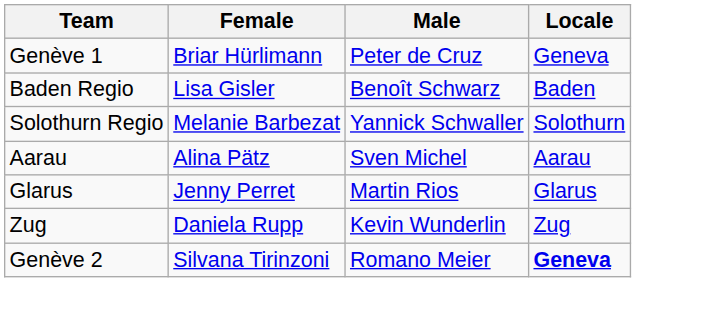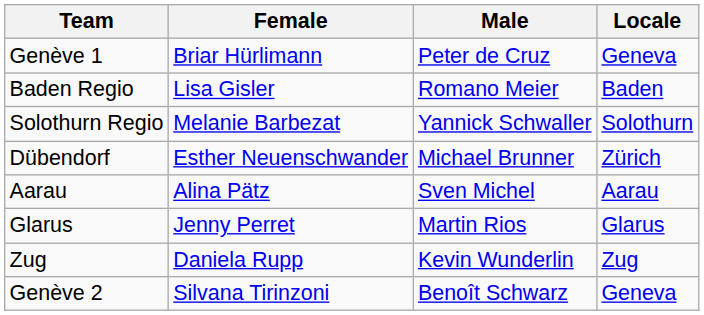(425, 89) Benoît Schwarz -> (488, 89) Romano Meier
+ row: (60, 157)
(420, 259) Romano Meier -> (493, 293) Benoît Schwarz
(572, 259) bold -> (639, 293) normal
